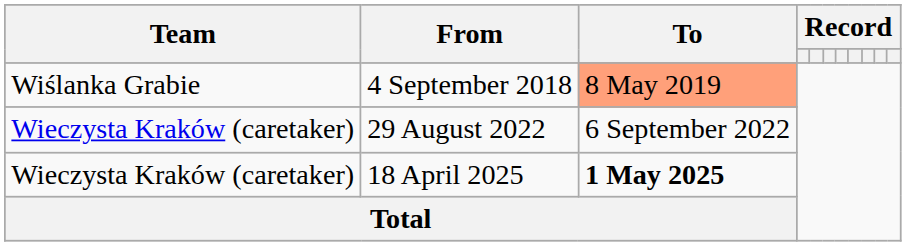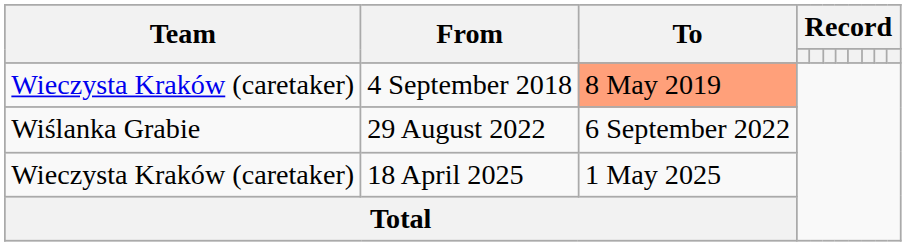(106, 84) Wiślanka Grabie -> (183, 84) Wieczysta Kraków (caretaker)
(183, 129) Wieczysta Kraków (caretaker) -> (106, 129) Wiślanka Grabie
(655, 173) bold -> (653, 173) normal
